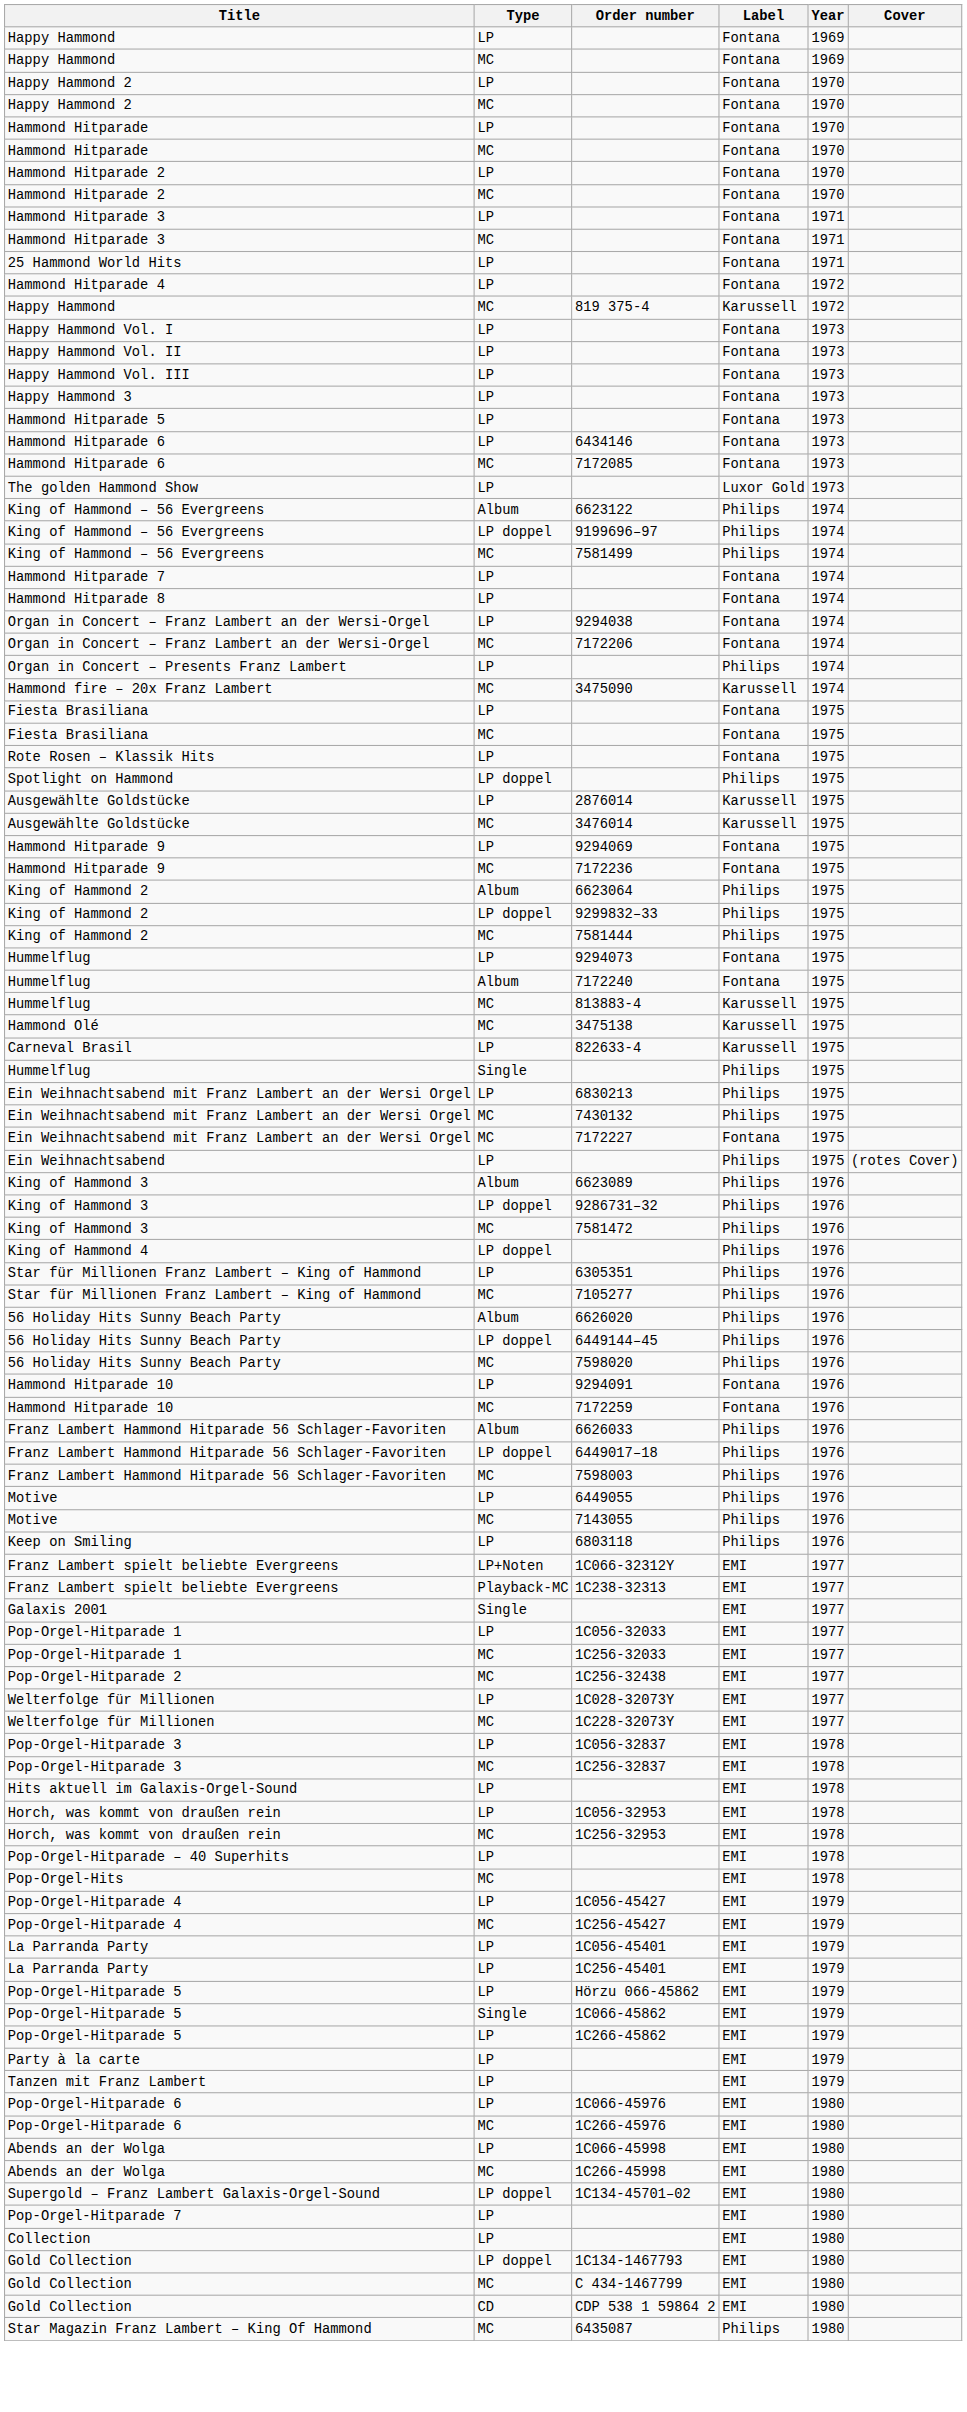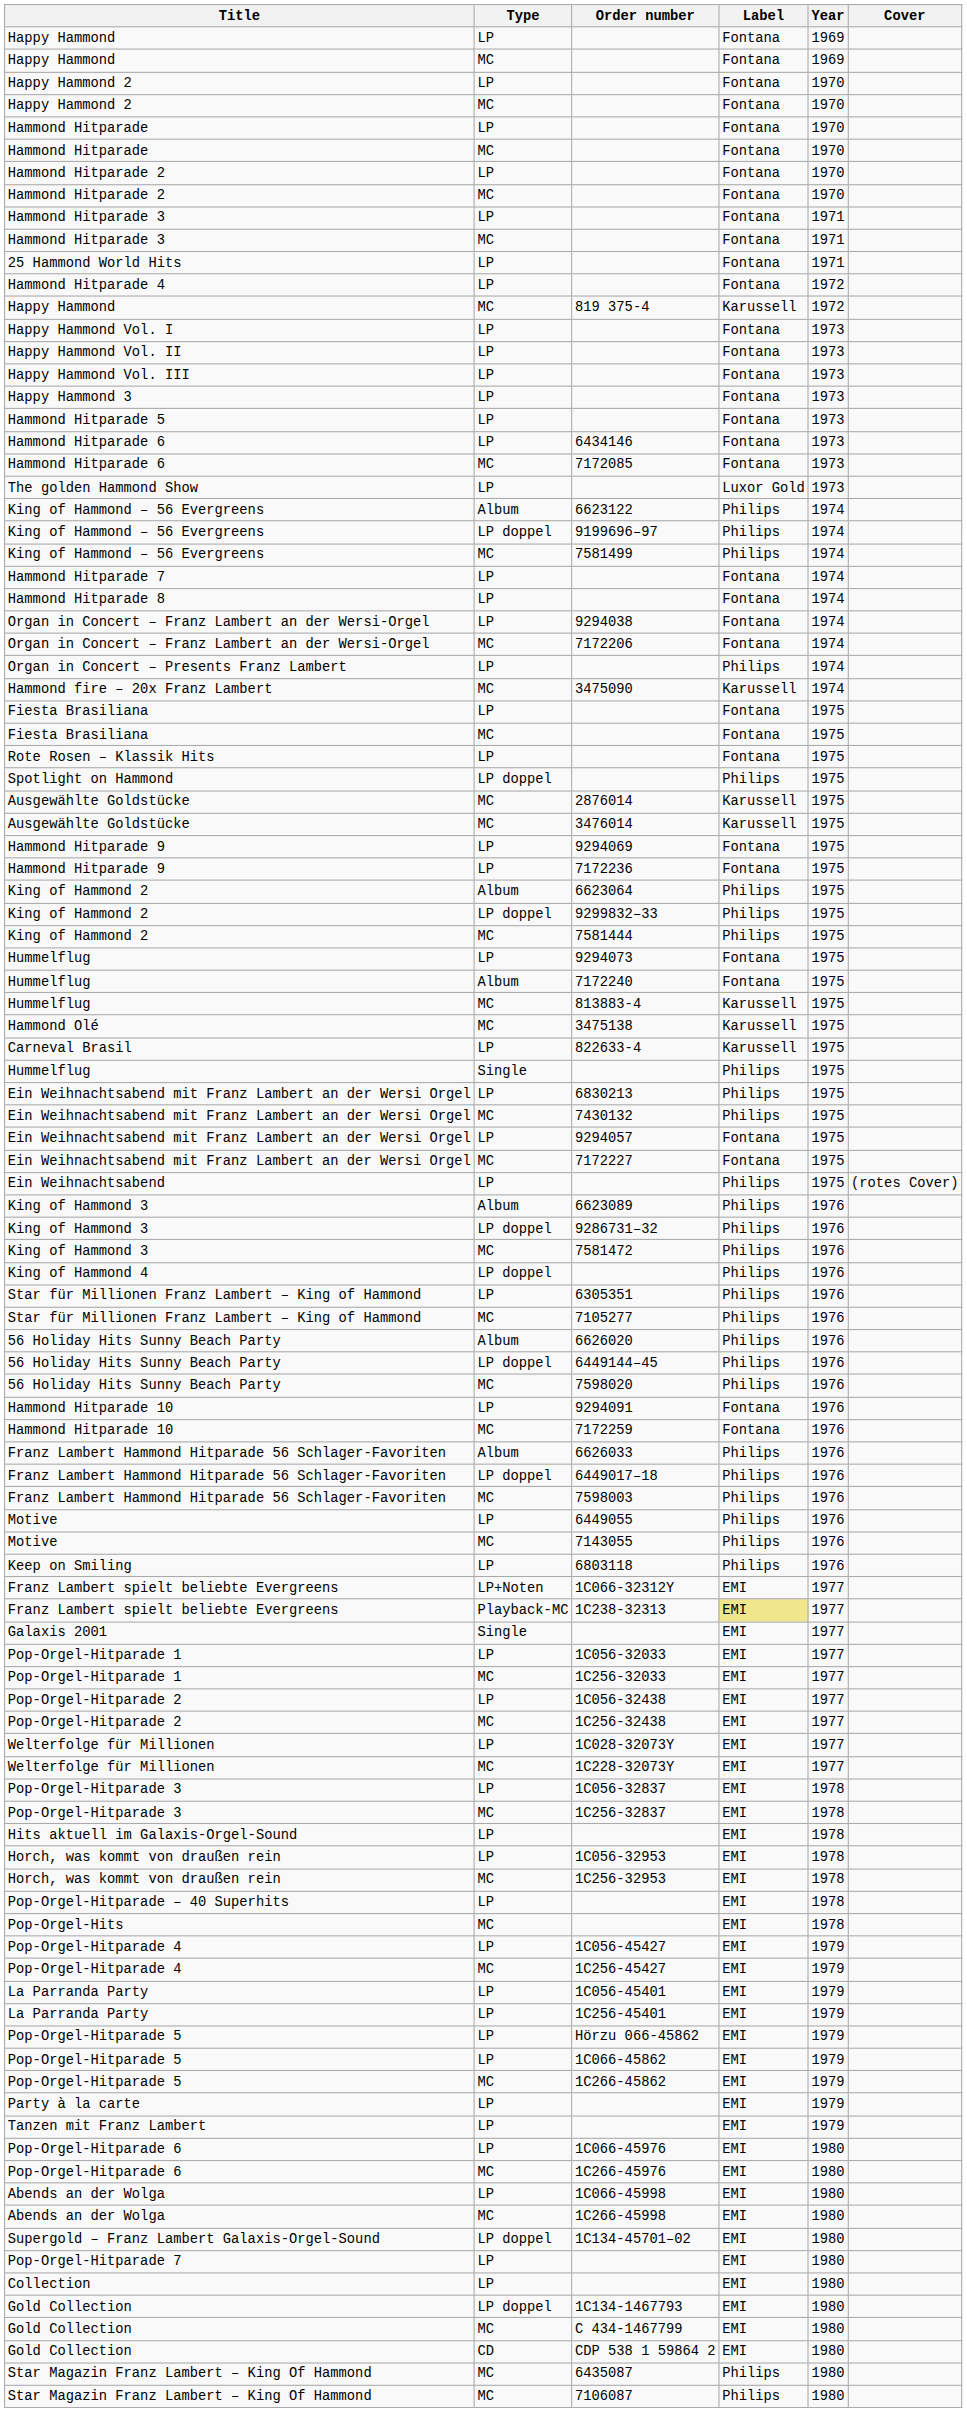(486, 802) LP -> (486, 802) MC
(486, 869) MC -> (486, 869) LP
+ row: (239, 1139)
(735, 1588) no background -> (735, 1610) khaki background
+ row: (95, 1700)
(502, 2015) Single -> (486, 2060) LP
(486, 2037) LP -> (486, 2082) MC
+ row: (190, 2396)
